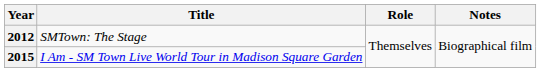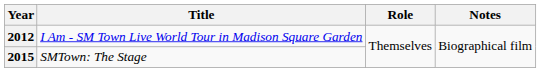(93, 36) SMTown: The Stage -> (201, 36) I Am - SM Town Live World Tour in Madison Square Garden
(201, 57) I Am - SM Town Live World Tour in Madison Square Garden -> (93, 57) SMTown: The Stage
